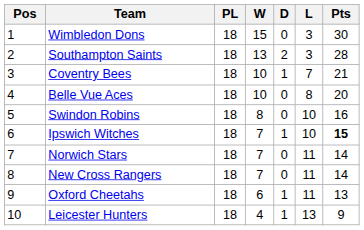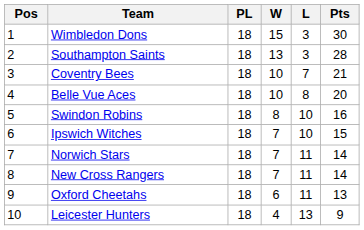- column: (284, 14)
(341, 134) bold -> (340, 134) normal
